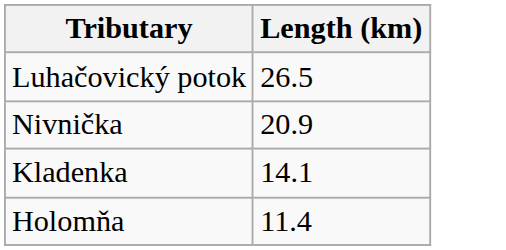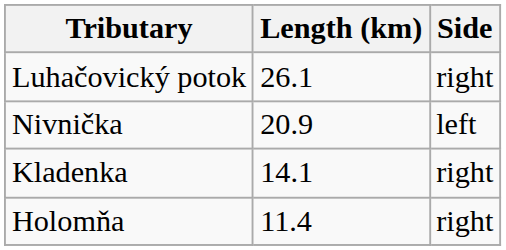+ column: (465, 28)
(287, 76) 26.5 -> (287, 76) 26.1
